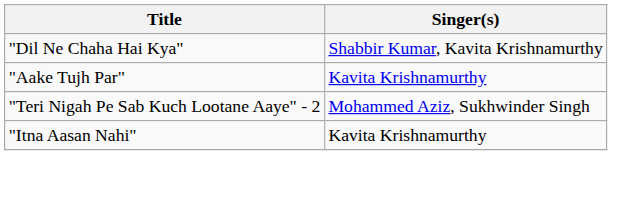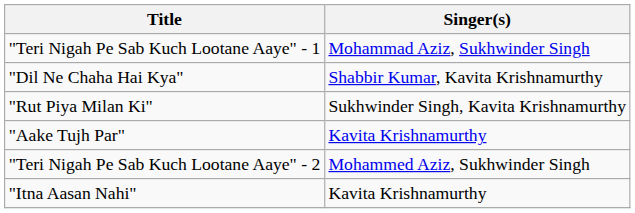+ row: (164, 48)
+ row: (81, 106)
